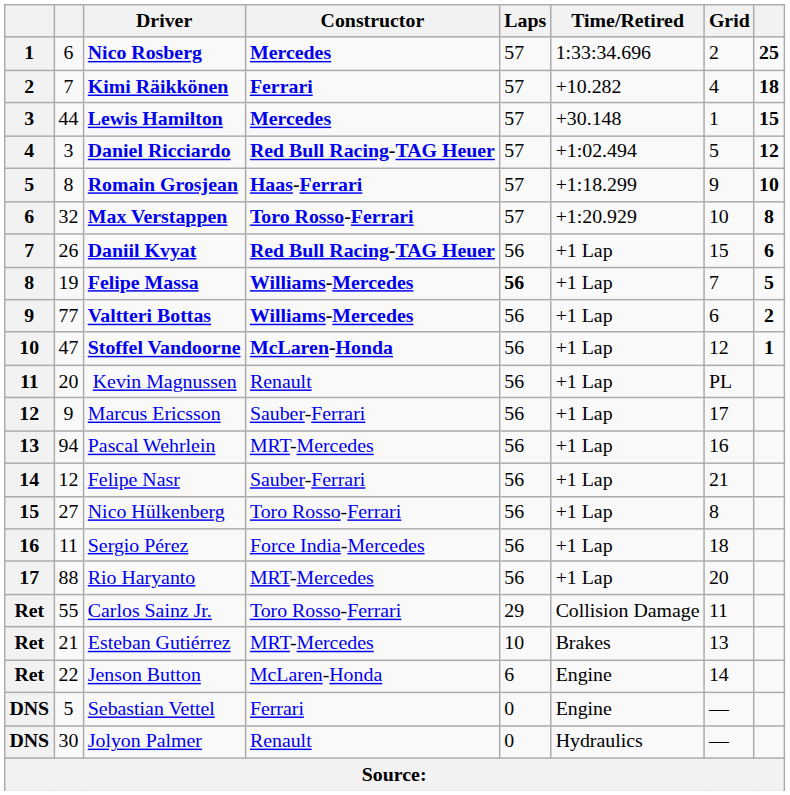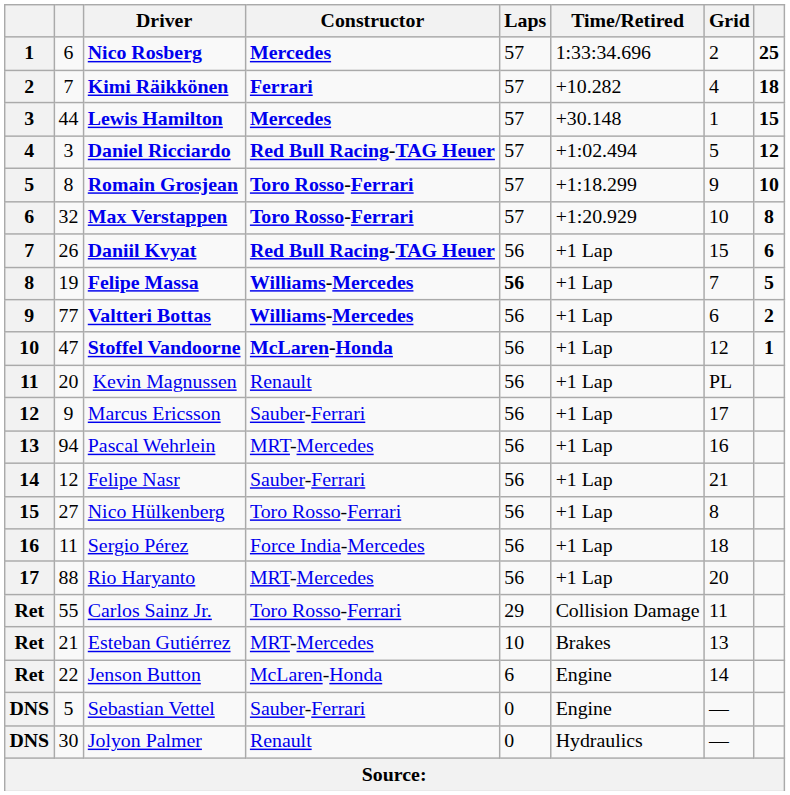(306, 184) Haas-Ferrari -> (332, 184) Toro Rosso-Ferrari
(277, 708) Ferrari -> (308, 708) Sauber-Ferrari
